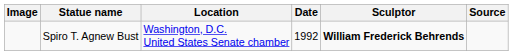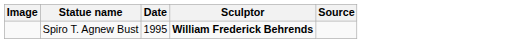- column: (216, 13)
(306, 36) 1992 -> (155, 30) 1995
